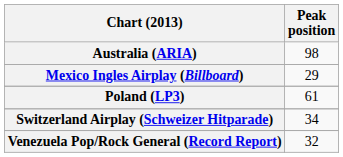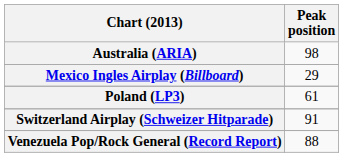(312, 119) 34 -> (312, 119) 91
(312, 141) 32 -> (312, 141) 88
